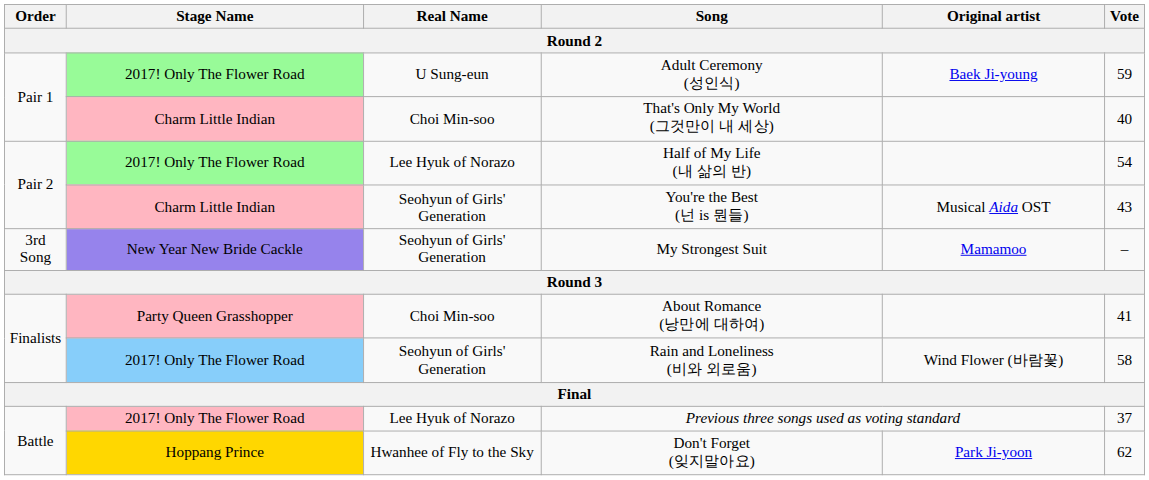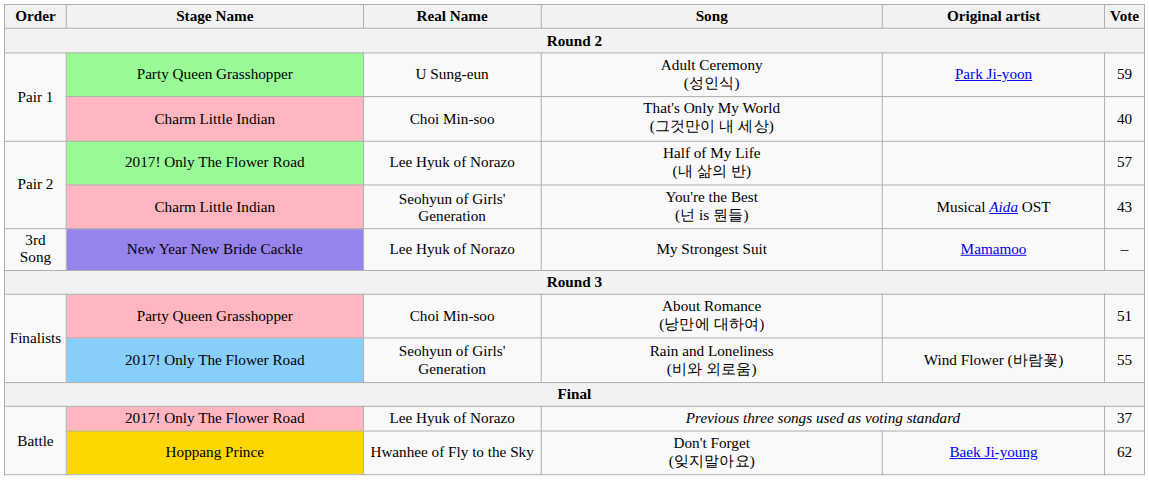(215, 74) 2017! Only The Flower Road -> (215, 74) Party Queen Grasshopper
(994, 74) Baek Ji-young -> (994, 74) Park Ji-yoon
(1125, 162) 54 -> (1125, 162) 57
(452, 249) Seohyun of Girls' Generation -> (452, 249) Lee Hyuk of Norazo
(1125, 316) 41 -> (1125, 316) 51
(1125, 360) 58 -> (1125, 360) 55
(994, 452) Park Ji-yoon -> (994, 452) Baek Ji-young
